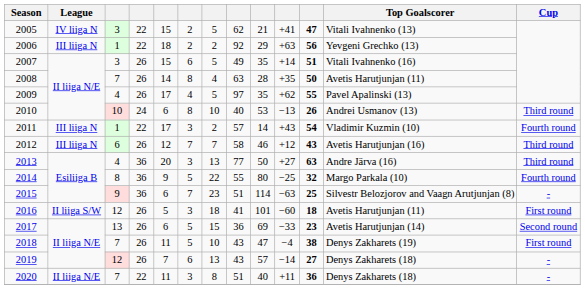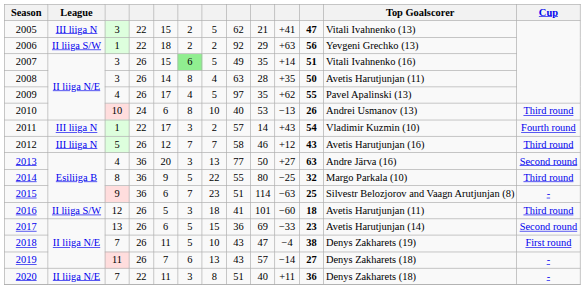(77, 29) IV liiga N -> (77, 29) III liiga N
(77, 45) III liiga N -> (77, 45) II liiga S/W
(190, 62) no background -> (190, 62) lightgreen background
(117, 78) 7 -> (117, 78) 3
(117, 144) 6 -> (117, 144) 5
(548, 161) Third round -> (548, 161) Second round
(548, 177) Fourth round -> (548, 177) Third round
(548, 210) First round -> (548, 210) Third round
(117, 260) 12 -> (117, 260) 11
